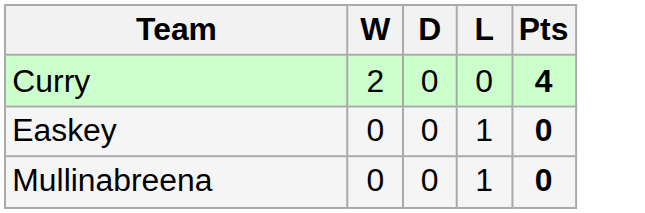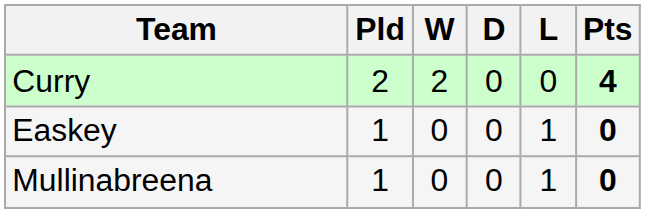+ column: (380, 29)
